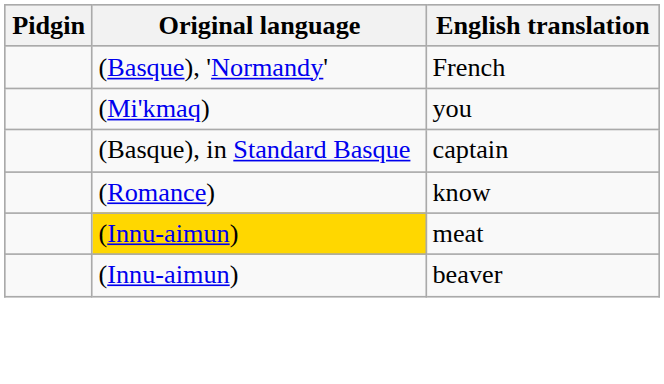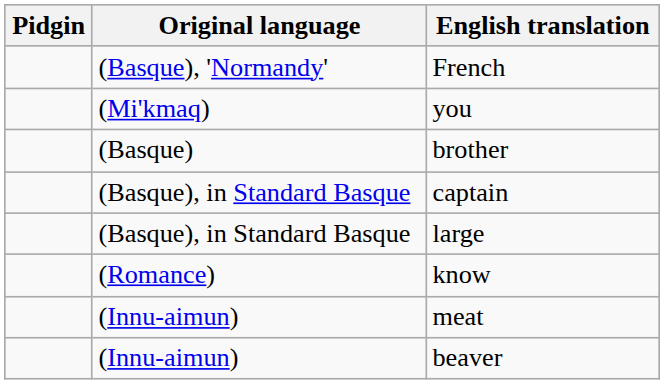+ row: (470, 150)
+ row: (458, 233)
(168, 233) gold background -> (168, 316) no background
